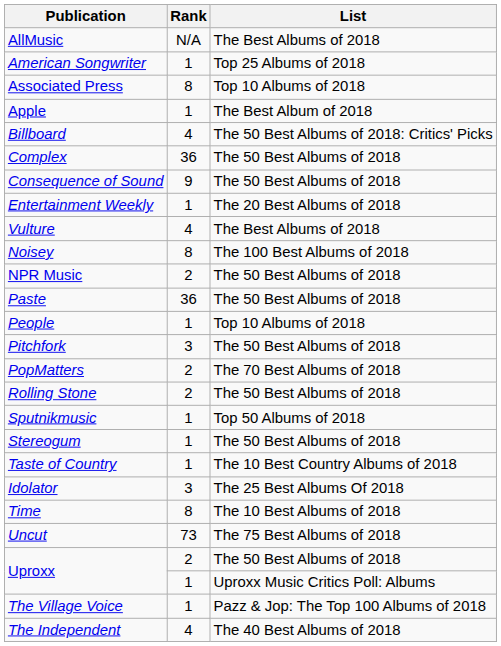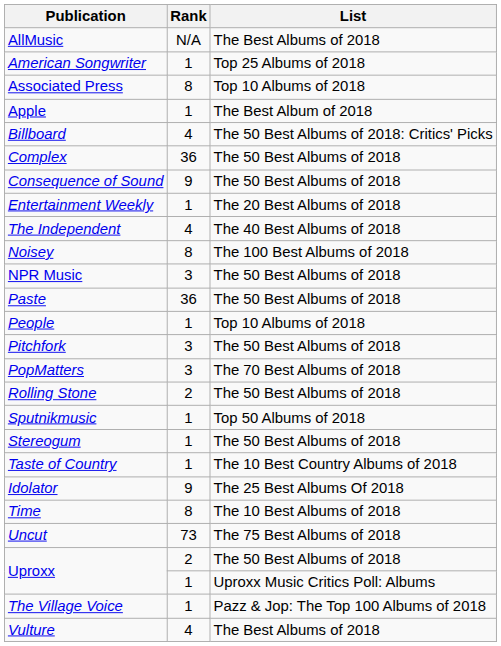rows swapped: (64, 629) <-> (31, 228)
(188, 275) 2 -> (188, 275) 3
(188, 370) 2 -> (188, 370) 3
(188, 488) 3 -> (188, 488) 9
